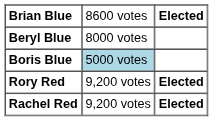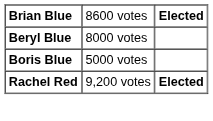(116, 60) lightblue background -> (116, 60) no background
- row: (37, 82)
